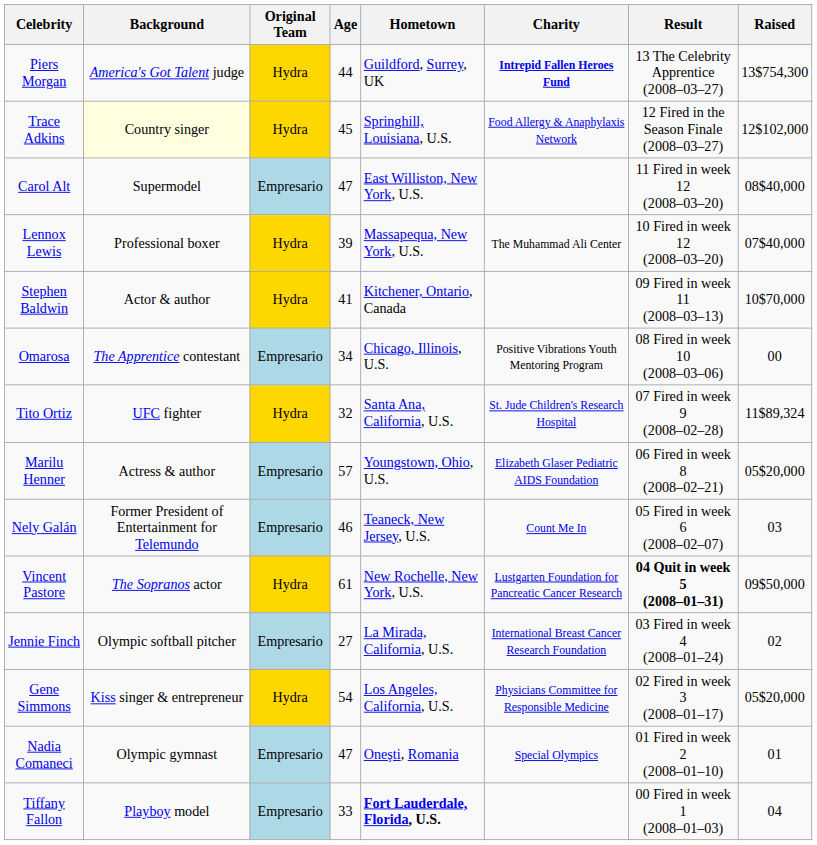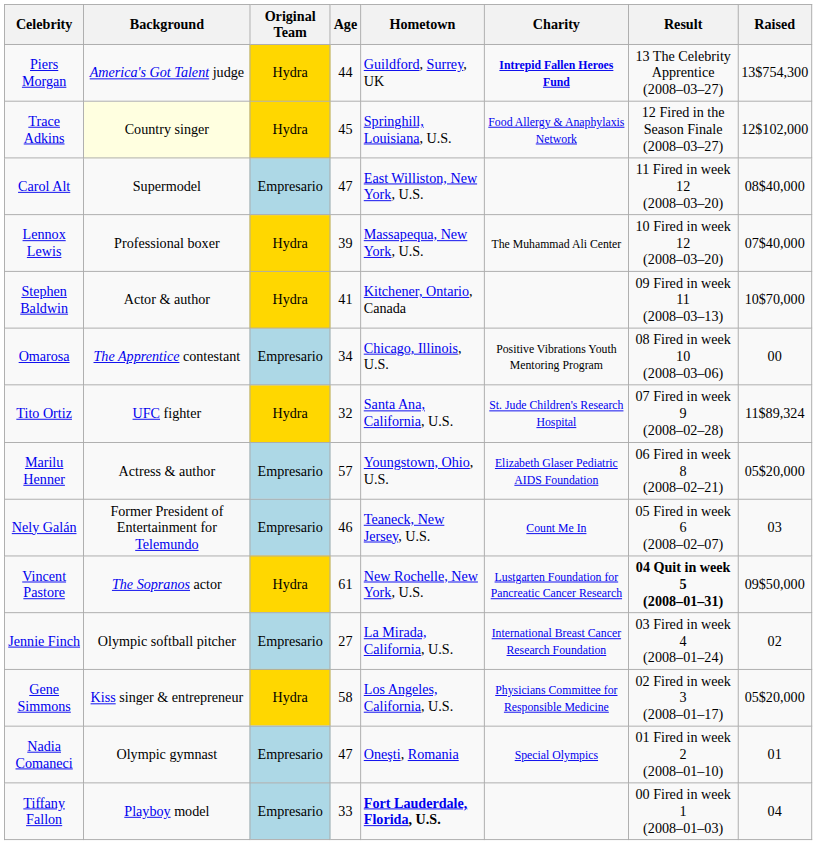(345, 697) 54 -> (345, 697) 58
